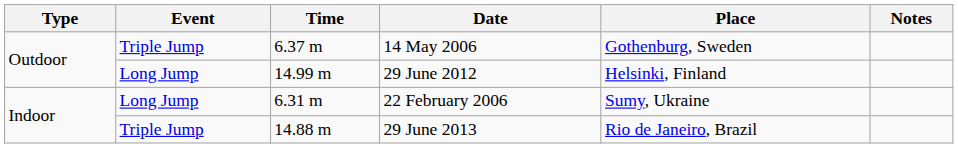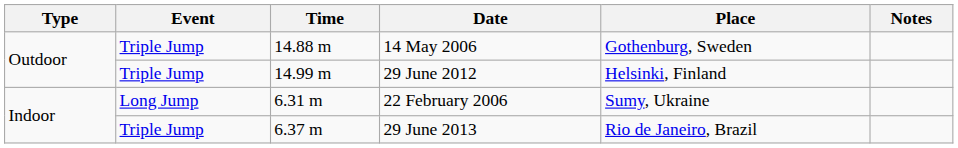(298, 45) 6.37 m -> (303, 45) 14.88 m
(159, 73) Long Jump -> (162, 73) Triple Jump
(303, 128) 14.88 m -> (298, 128) 6.37 m
